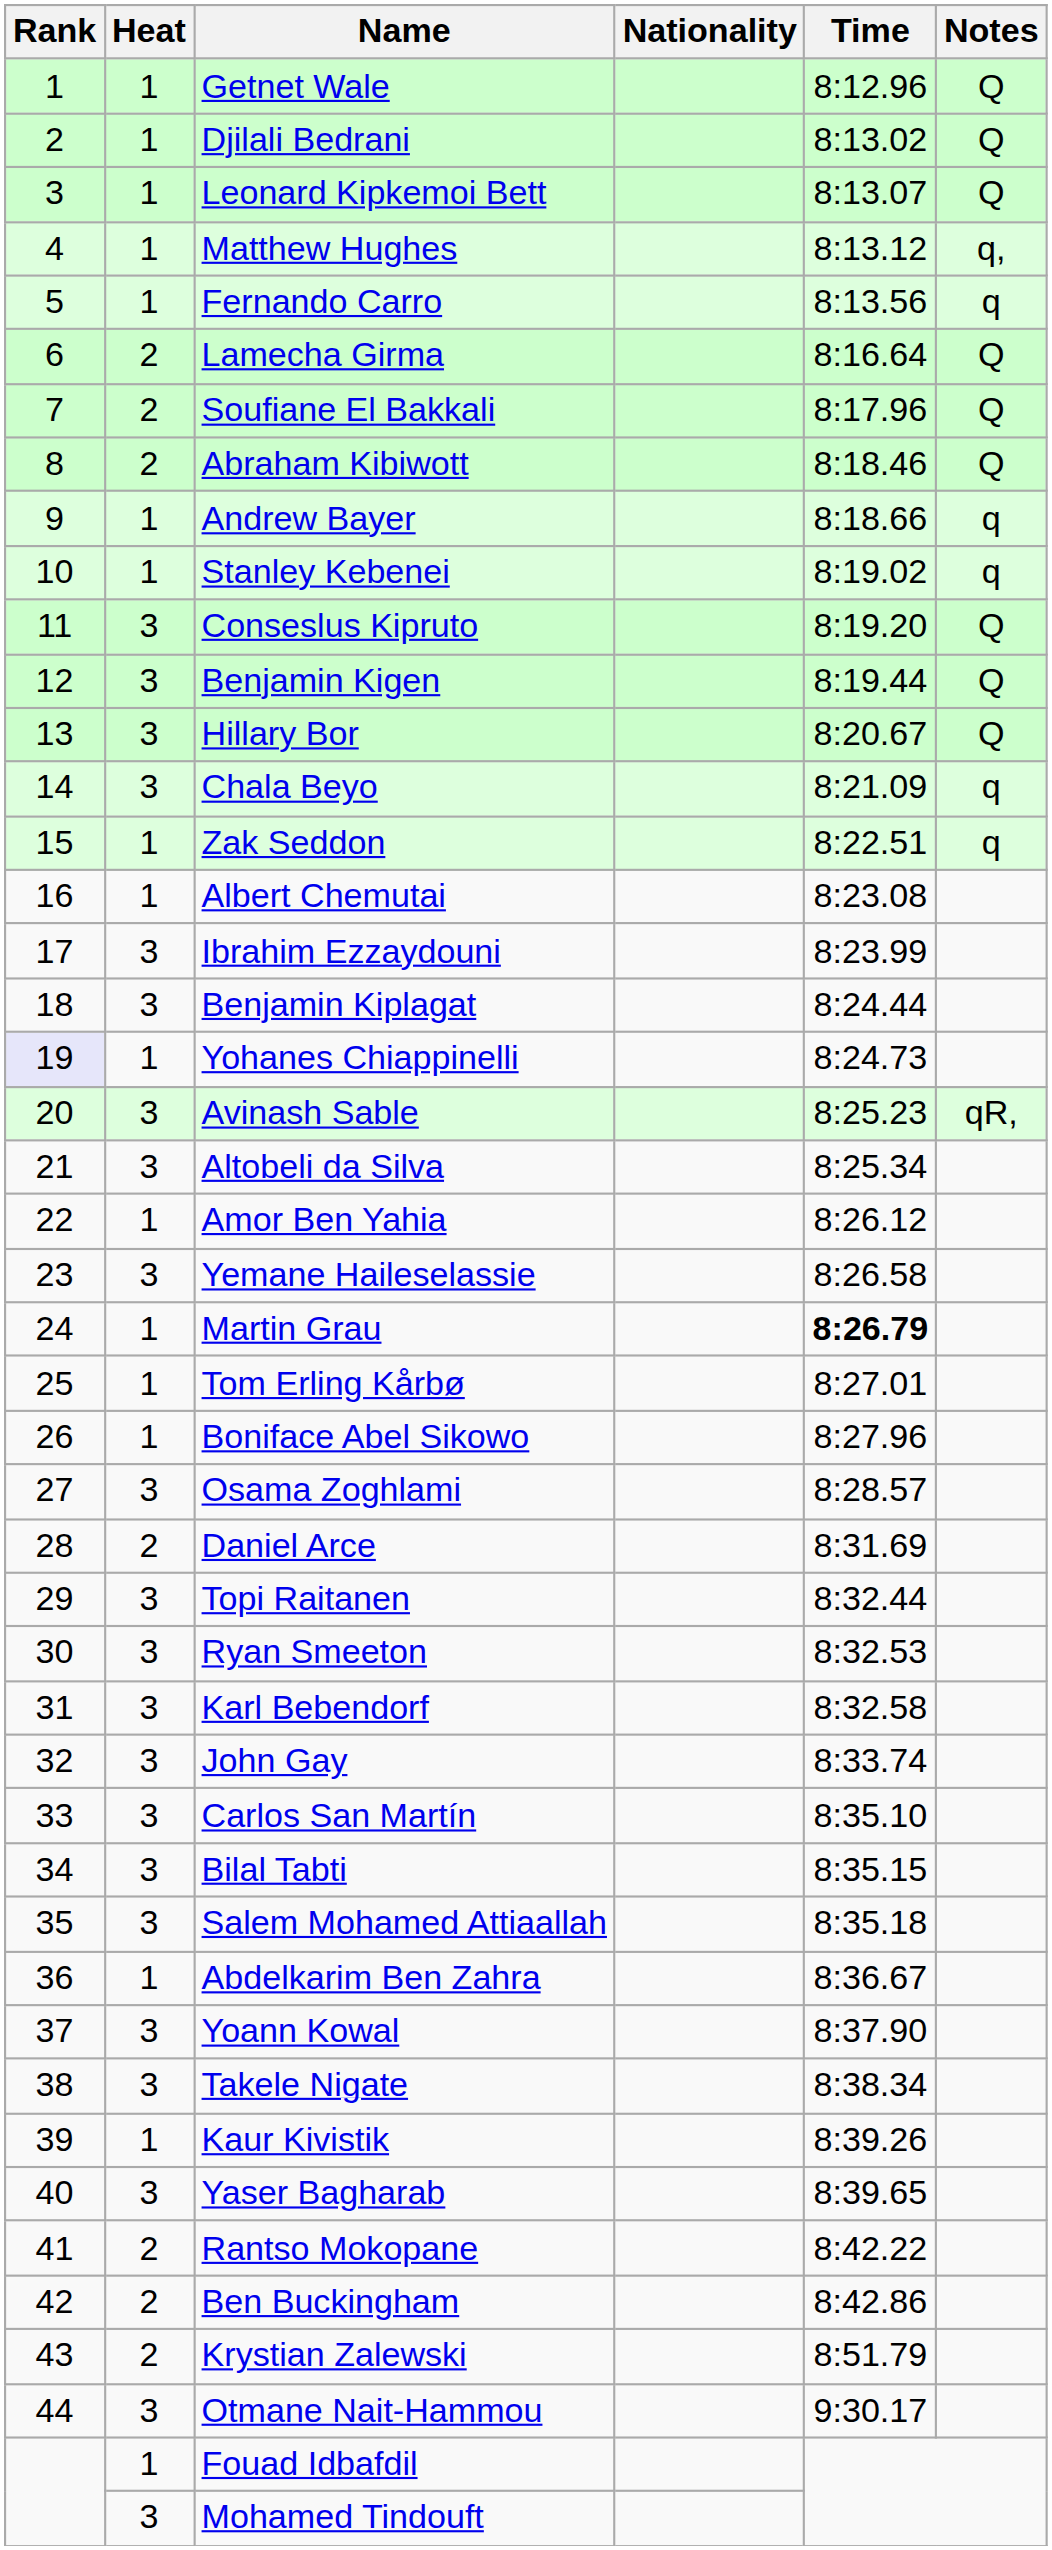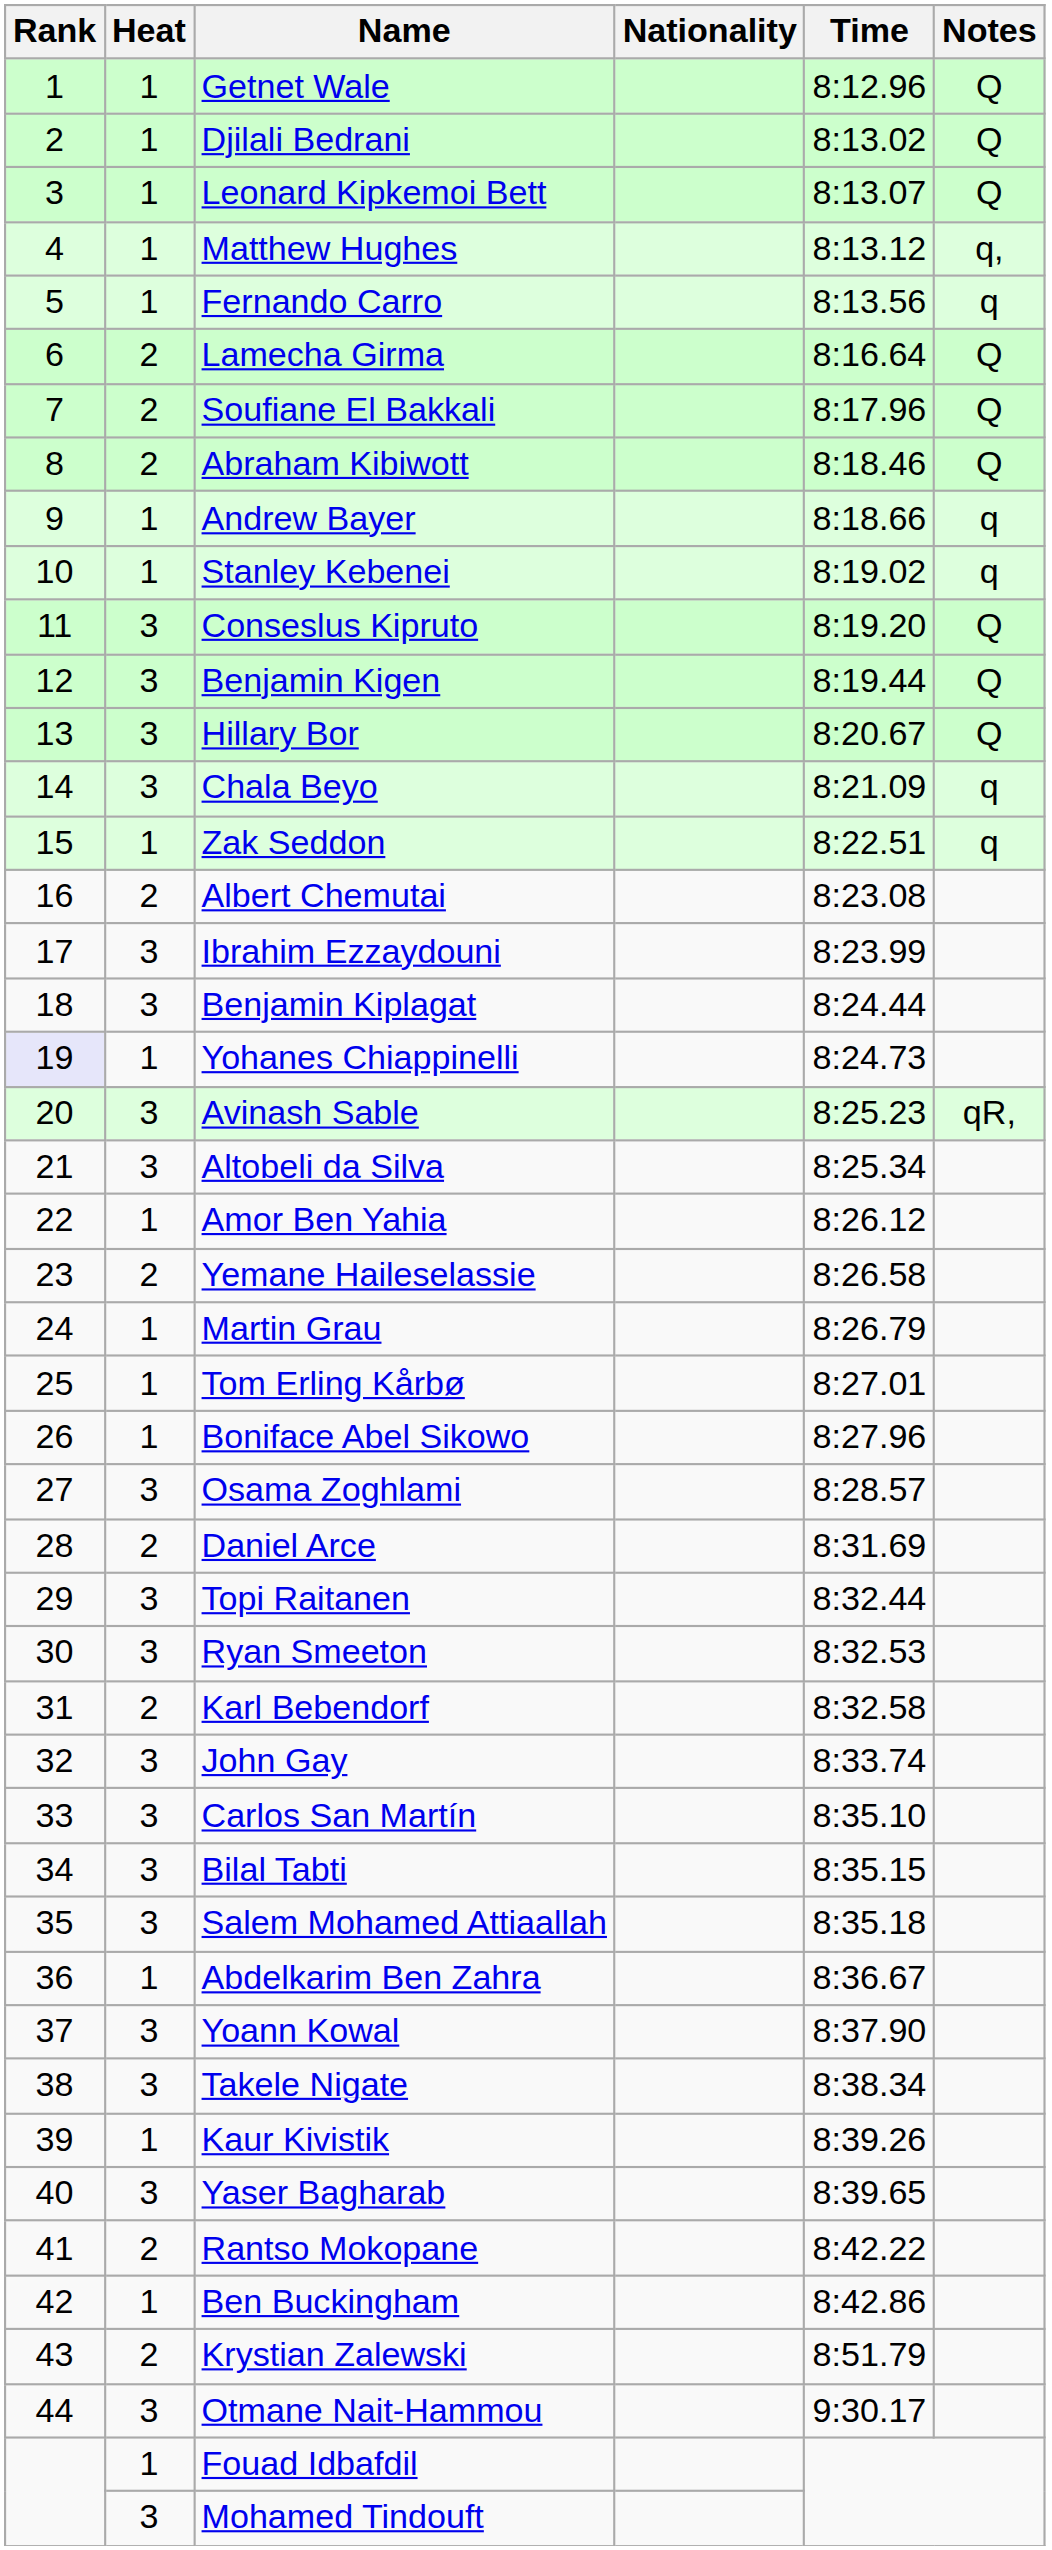(149, 896) 1 -> (149, 896) 2
(149, 1274) 3 -> (149, 1274) 2
(870, 1328) bold -> (869, 1328) normal
(149, 1707) 3 -> (149, 1707) 2
(149, 2301) 2 -> (149, 2301) 1
